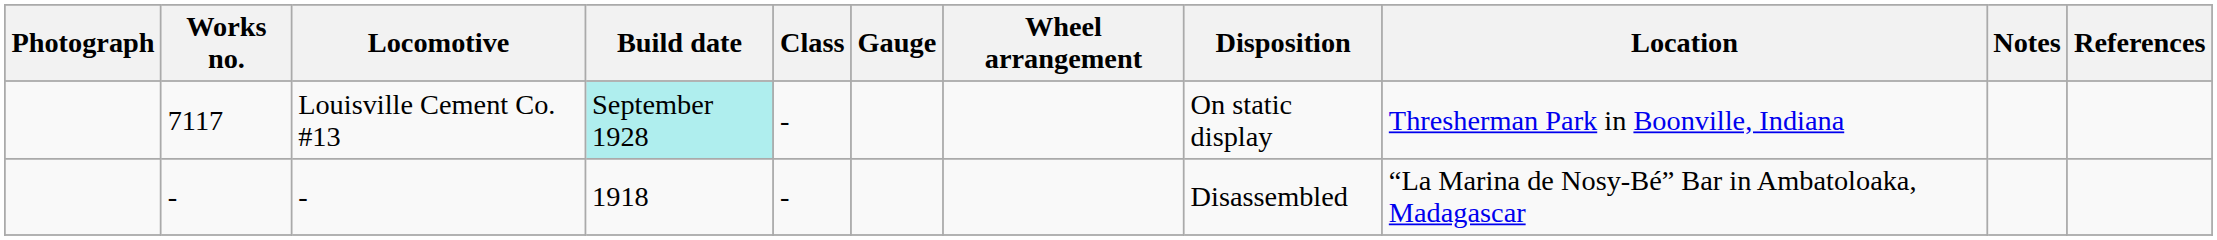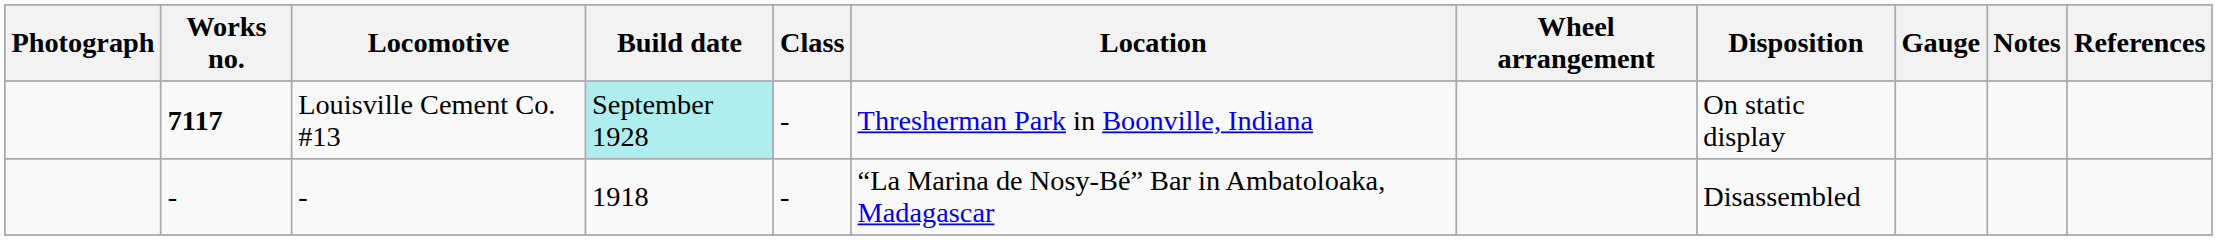columns swapped: (897, 42) <-> (1684, 42)
(195, 119) normal -> (195, 119) bold
